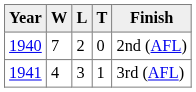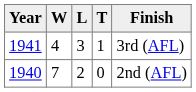rows swapped: (25, 45) <-> (25, 73)
